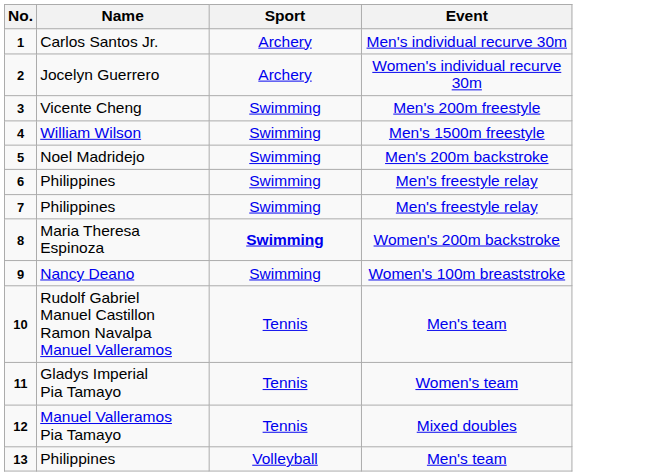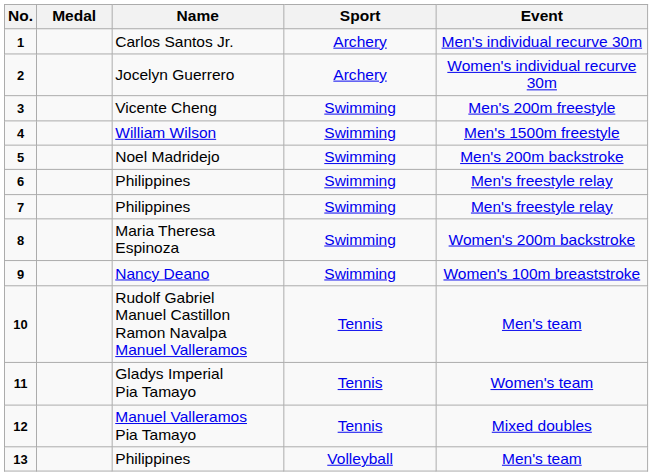+ column: (74, 16)
(285, 239) bold -> (360, 239) normal
